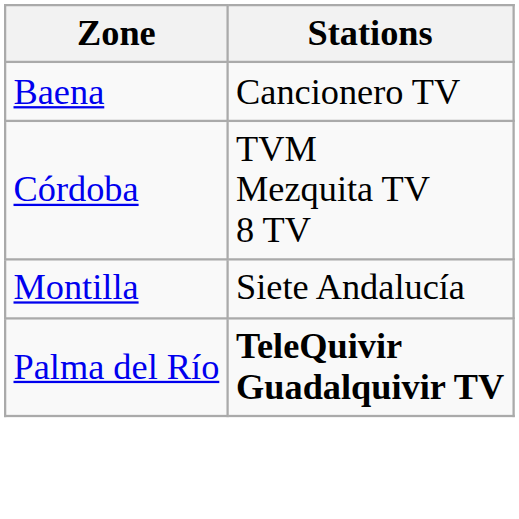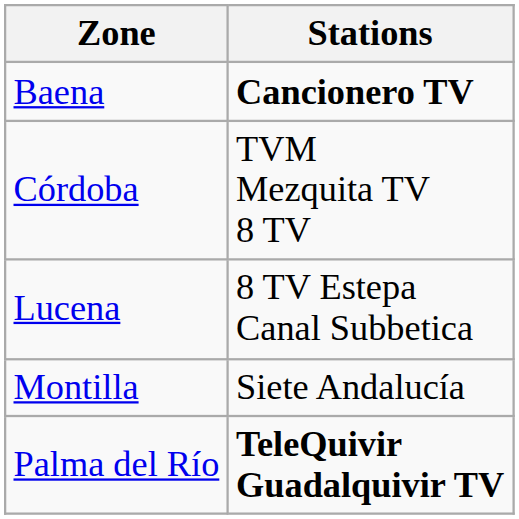(348, 90) normal -> (355, 90) bold
+ row: (67, 308)
